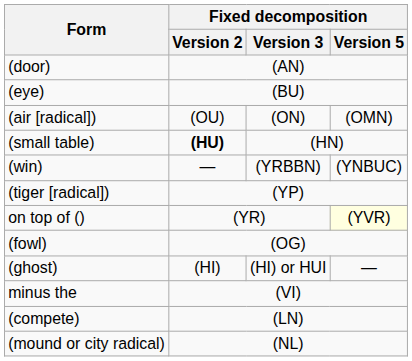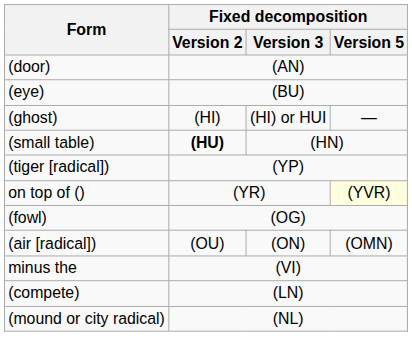rows swapped: (33, 268) <-> (52, 117)
- row: (25, 167)
